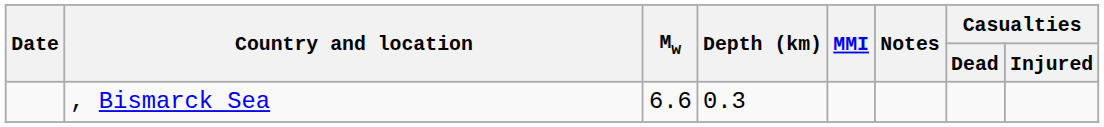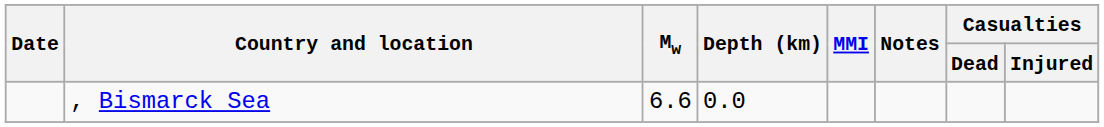(724, 102) 0.3 -> (724, 102) 0.0
